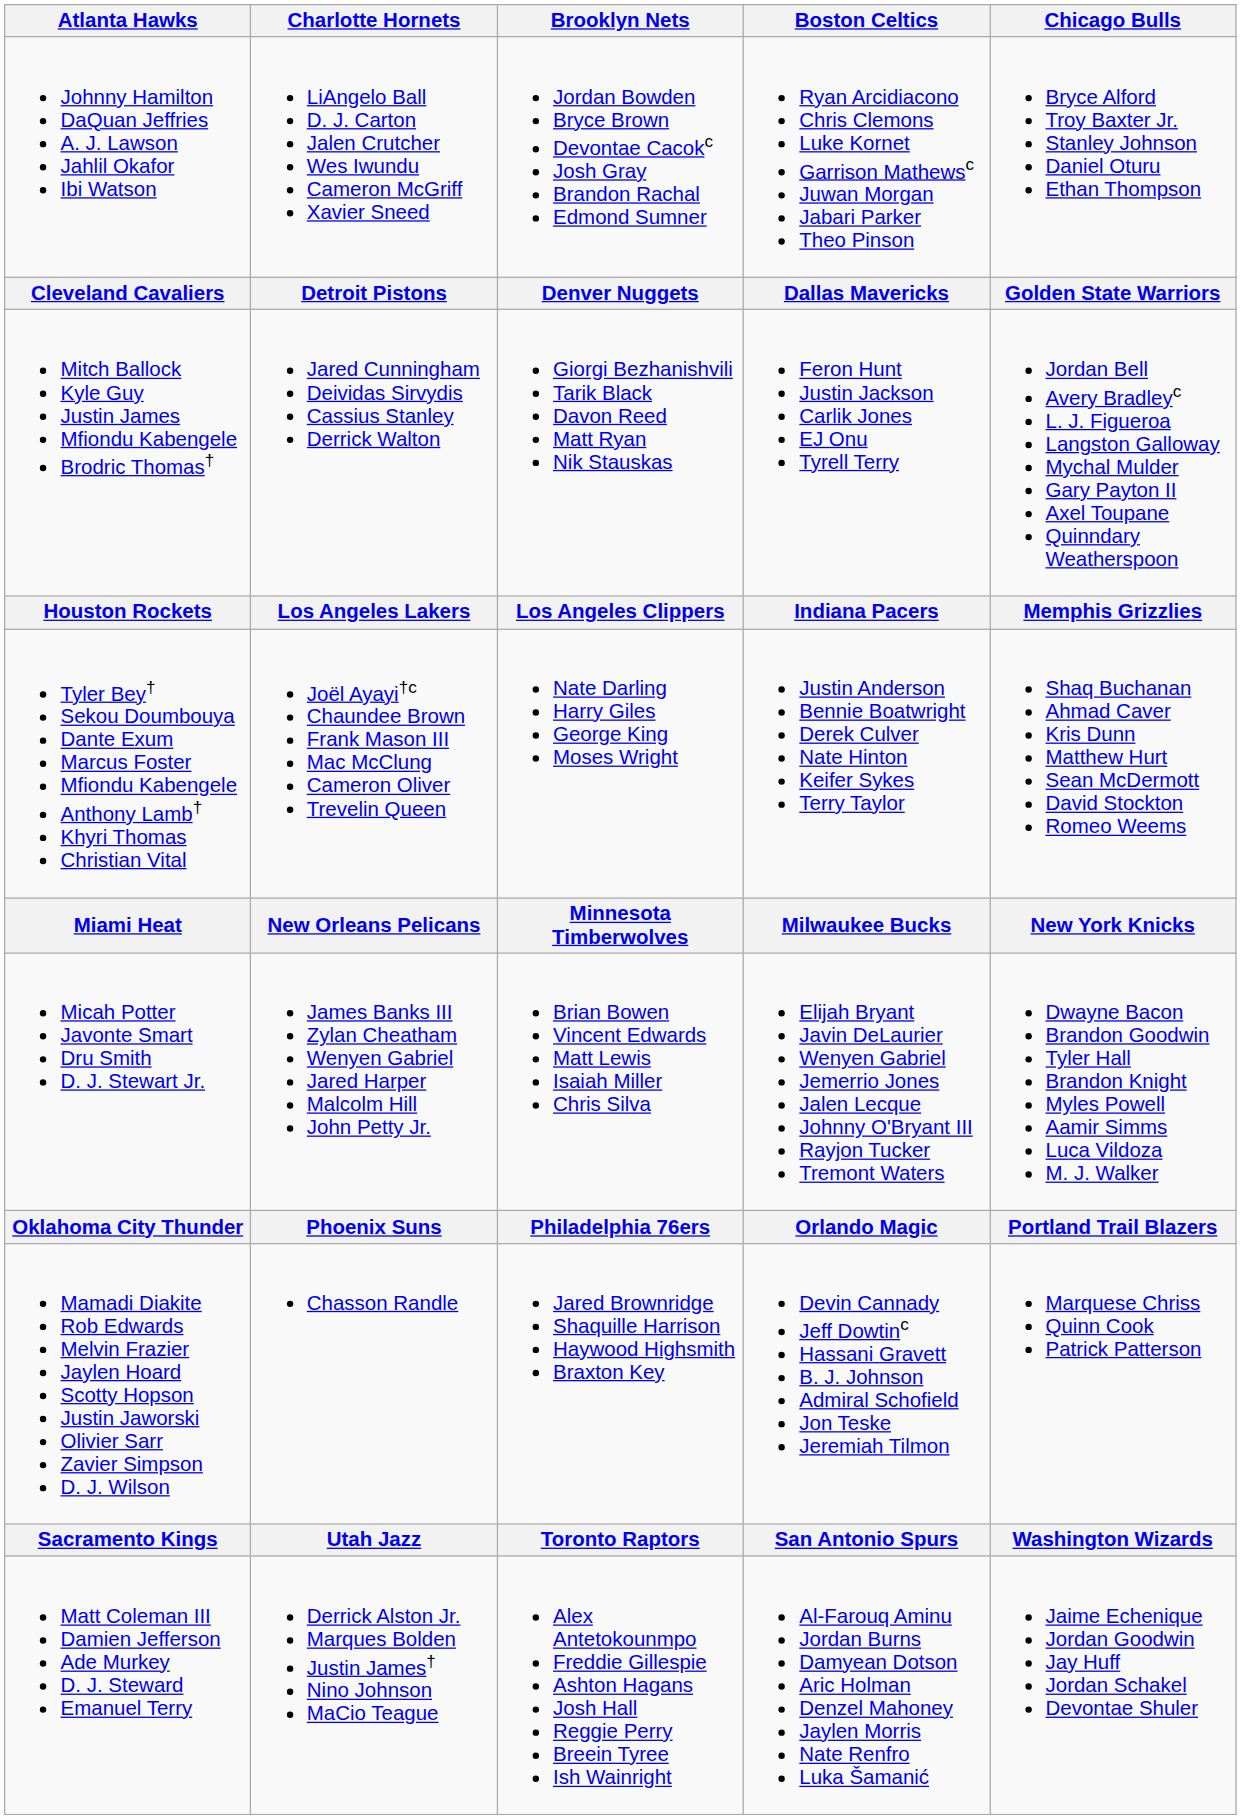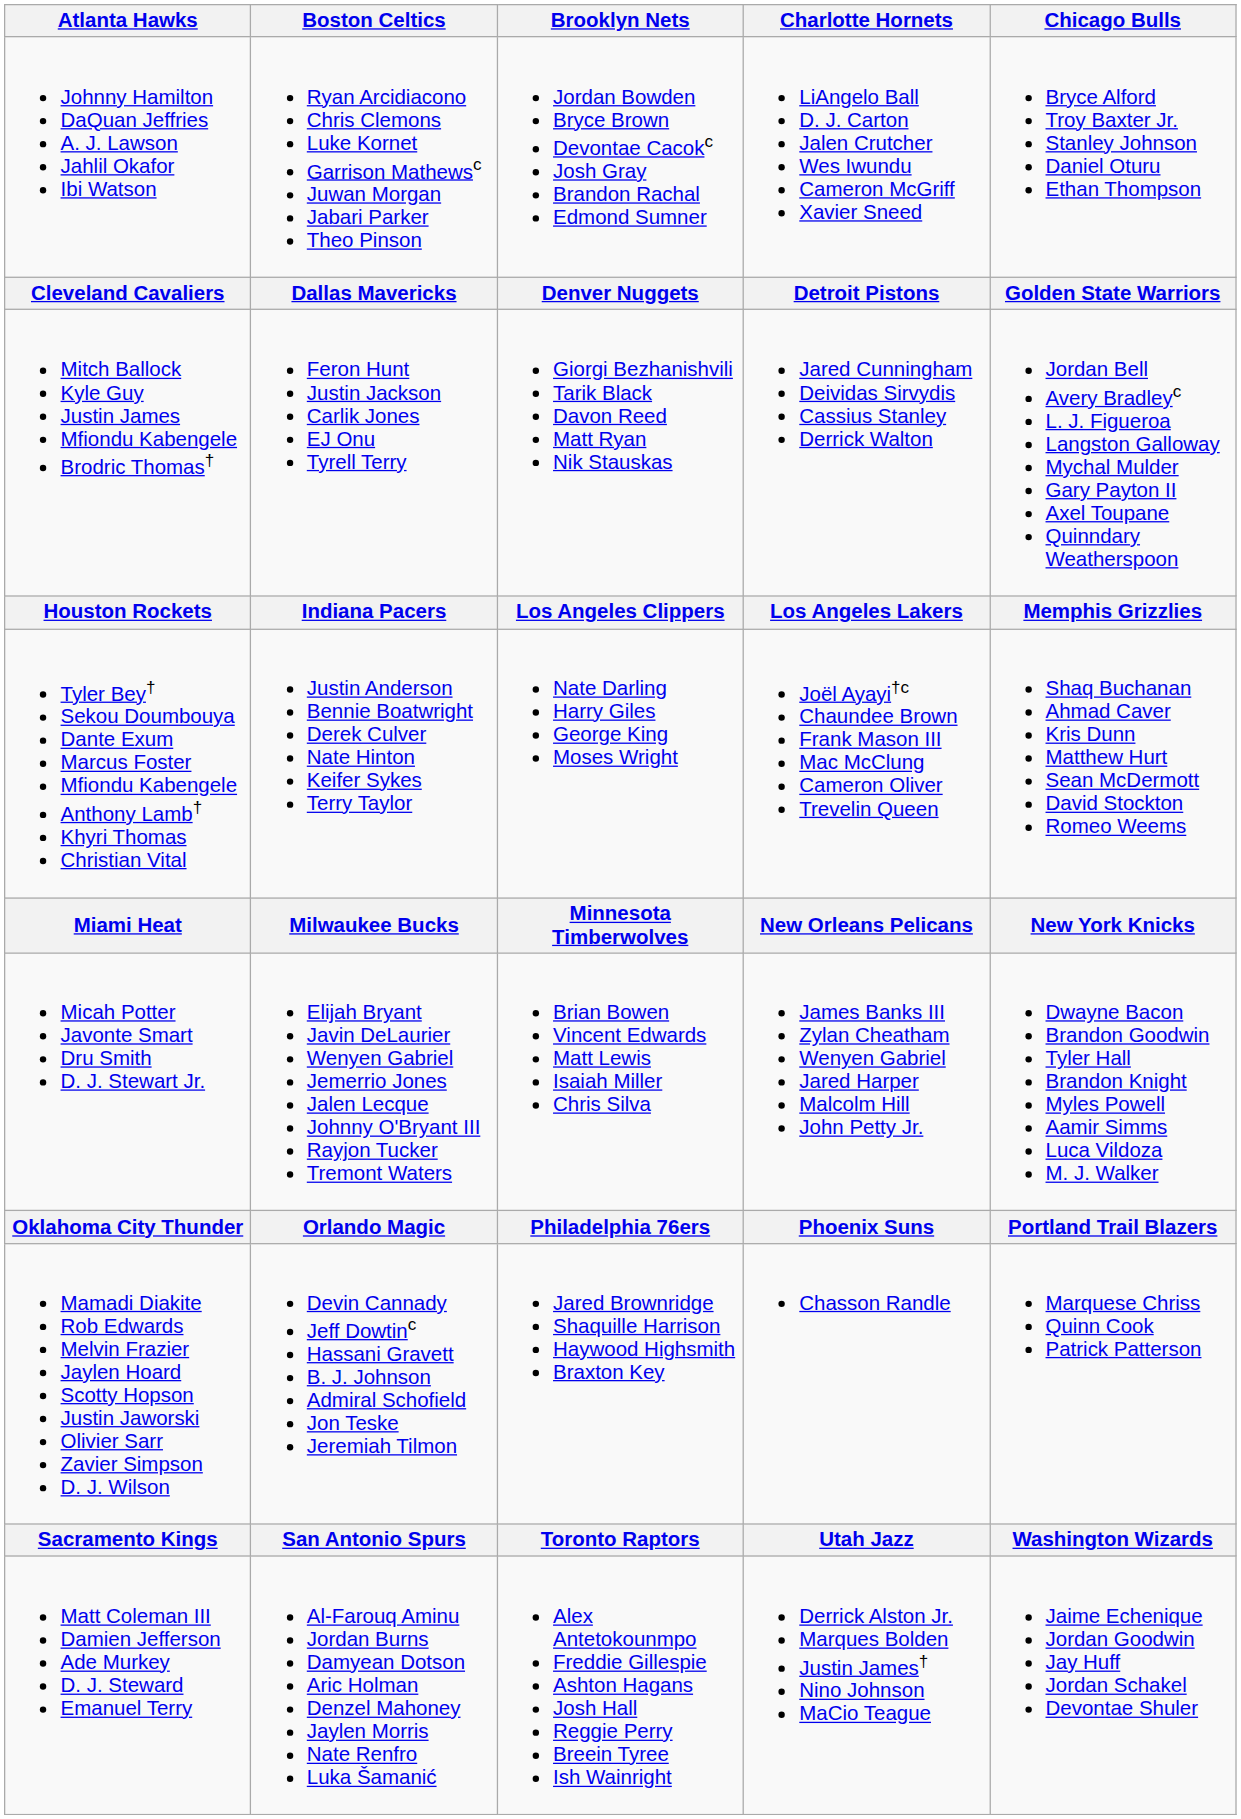columns swapped: (866, 20) <-> (374, 20)
